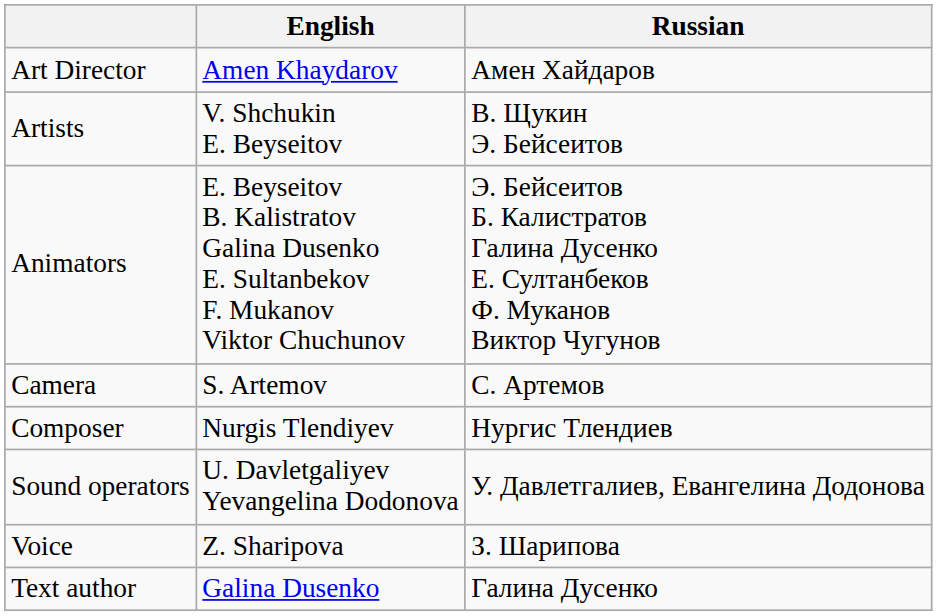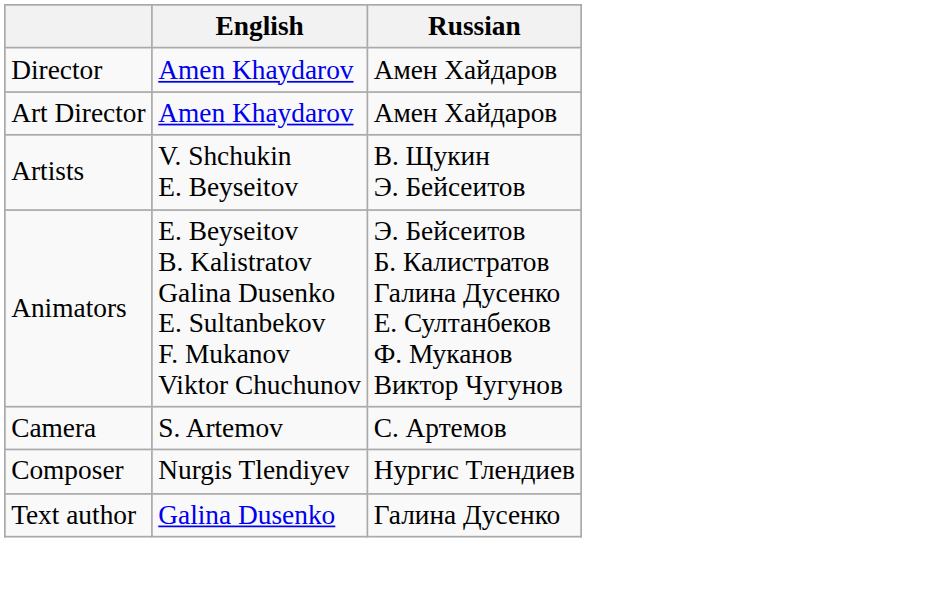+ row: (57, 69)
- row: (100, 486)
- row: (42, 545)
